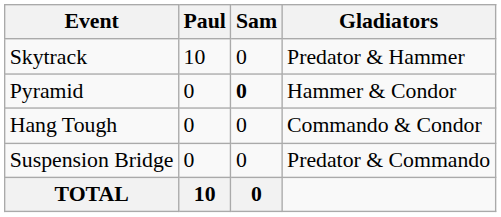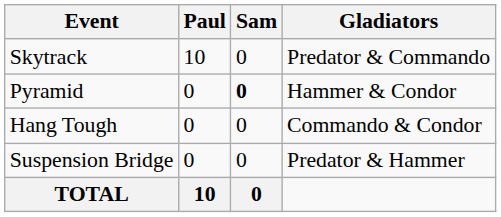(376, 56) Predator & Hammer -> (389, 56) Predator & Commando
(389, 159) Predator & Commando -> (376, 159) Predator & Hammer
